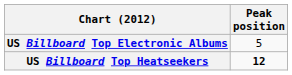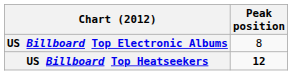(259, 43) 5 -> (259, 43) 8
